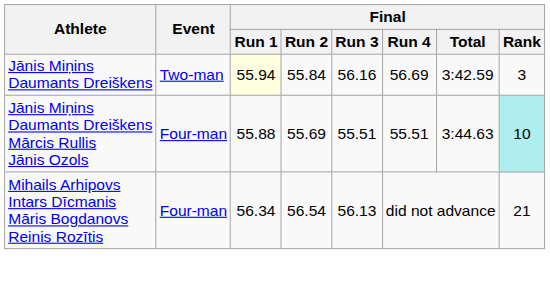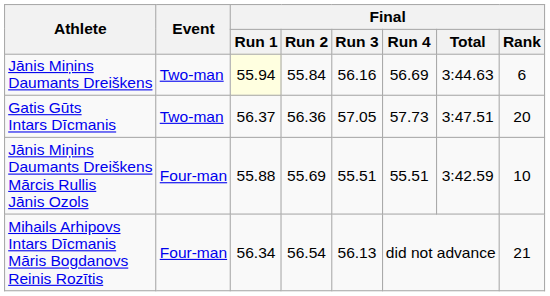(468, 75) 3:42.59 -> (468, 75) 3:44.63
(522, 75) 3 -> (522, 75) 6
+ row: (62, 117)
(468, 134) 3:44.63 -> (468, 176) 3:42.59
(522, 134) paleturquoise background -> (522, 176) no background
